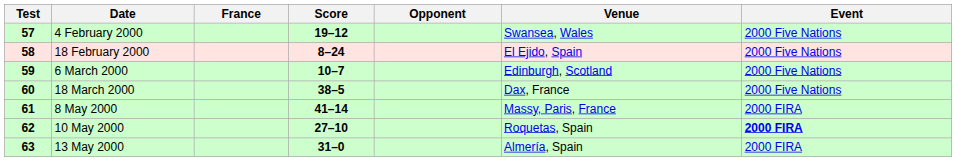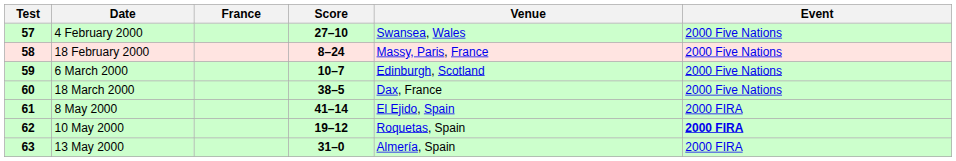- column: (438, 14)
(331, 33) 19–12 -> (331, 33) 27–10
(543, 52) El Ejido, Spain -> (432, 52) Massy, Paris, France
(560, 109) Massy, Paris, France -> (416, 109) El Ejido, Spain
(331, 128) 27–10 -> (331, 128) 19–12
